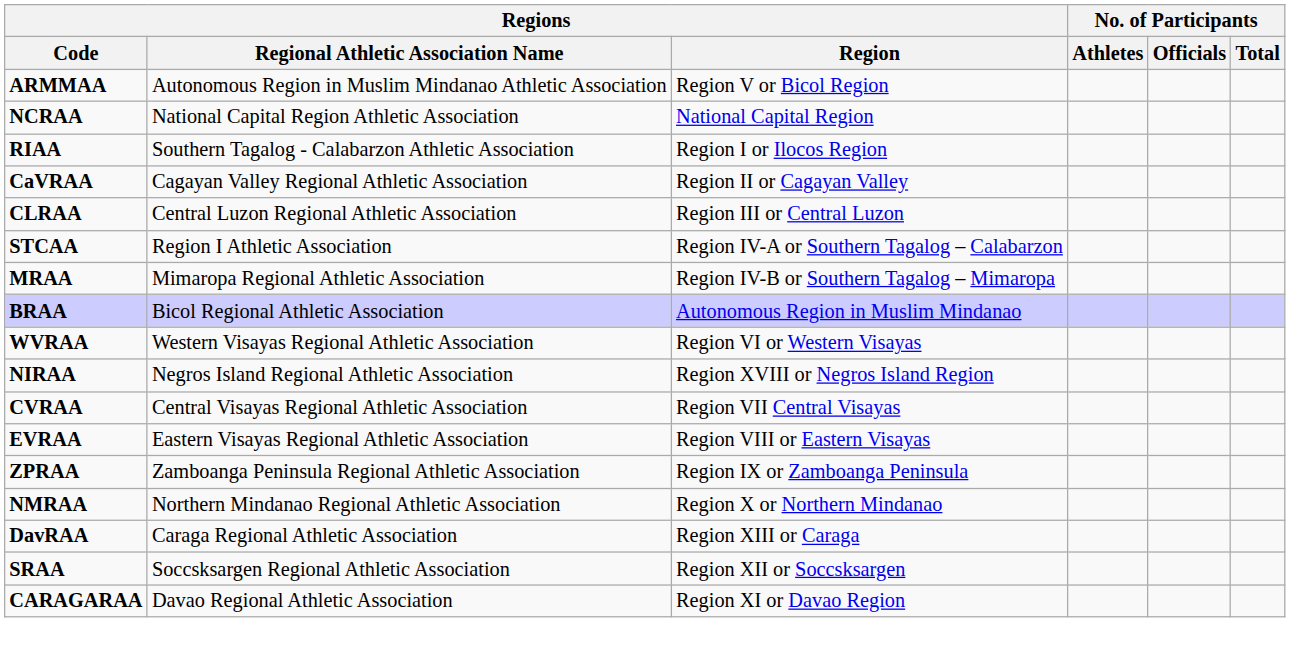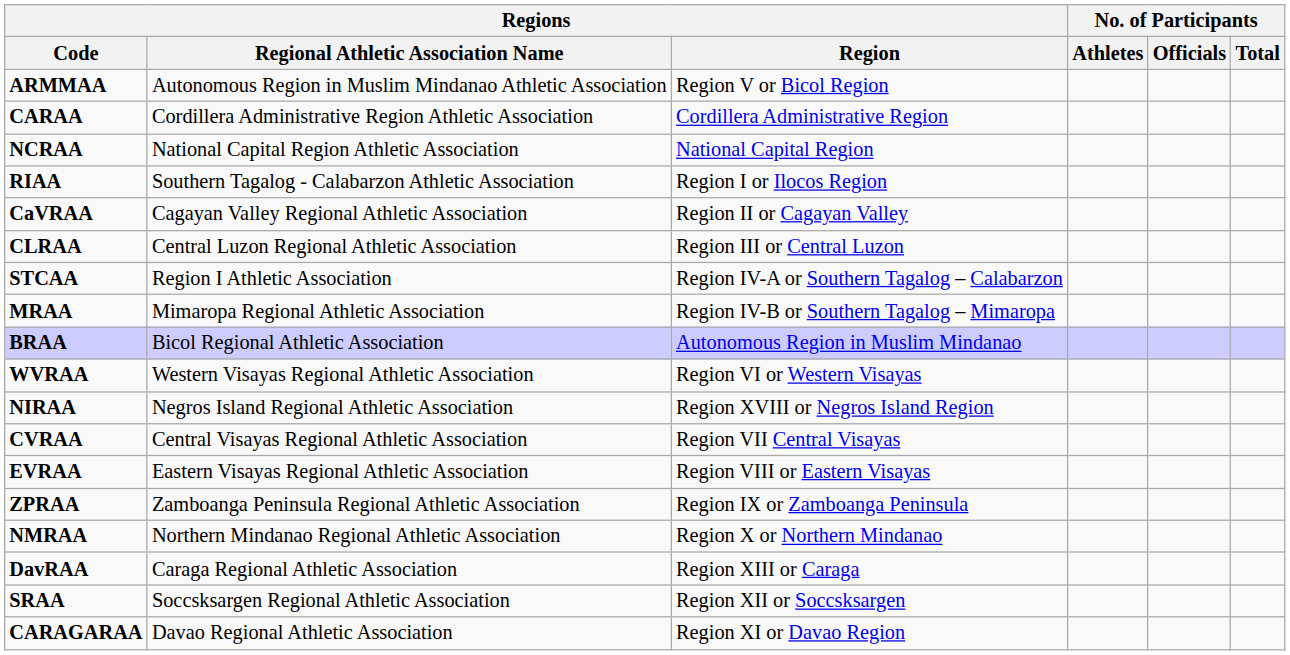+ row: (46, 117)
